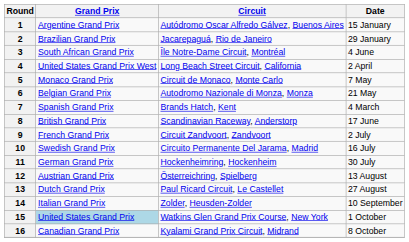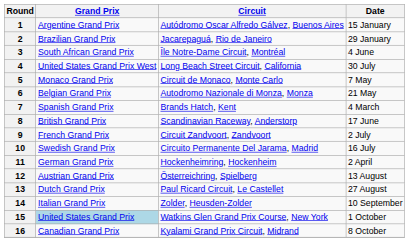(360, 66) 2 April -> (362, 66) 30 July
(362, 162) 30 July -> (360, 162) 2 April
